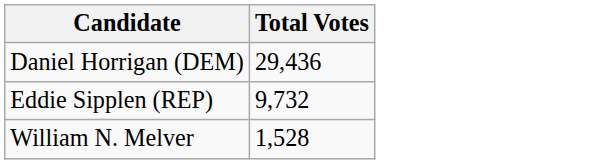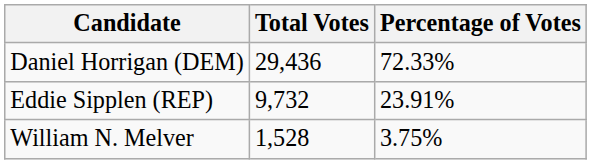+ column: (480, 23)
